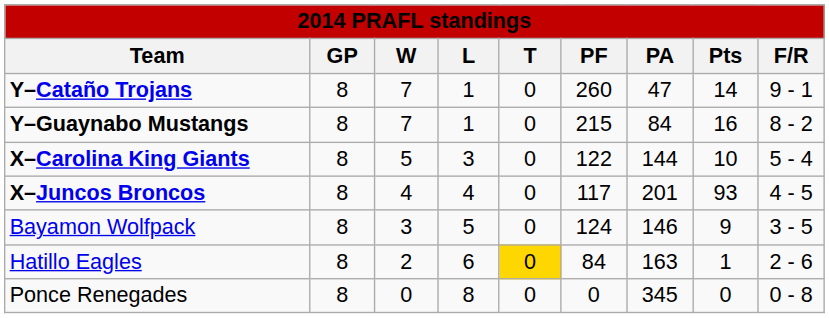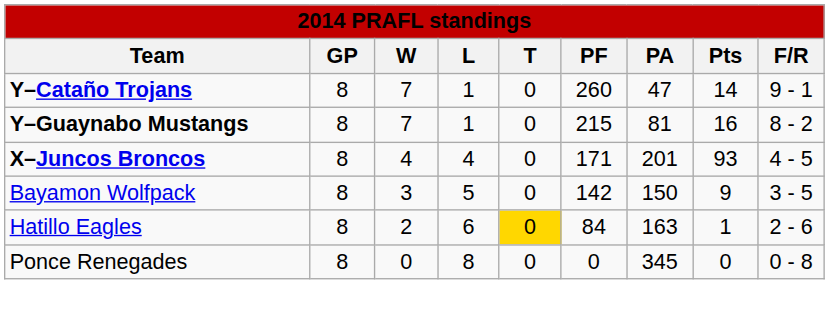(660, 124) 84 -> (660, 124) 81
- row: (130, 158)
(594, 192) 117 -> (594, 158) 171
(594, 227) 124 -> (594, 192) 142
(660, 227) 146 -> (660, 192) 150
